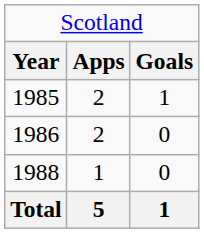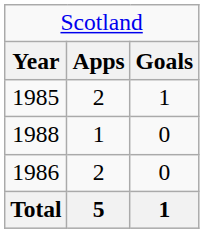rows swapped: (36, 135) <-> (36, 172)
